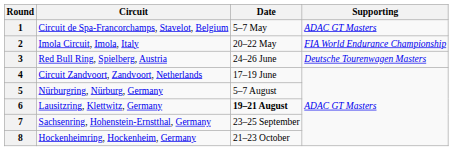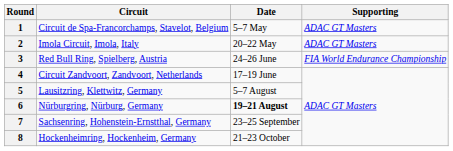(375, 43) FIA World Endurance Championship -> (340, 43) ADAC GT Masters
(365, 59) Deutsche Tourenwagen Masters -> (375, 59) FIA World Endurance Championship
(101, 90) Nürburgring, Nürburg, Germany -> (100, 90) Lausitzring, Klettwitz, Germany
(100, 106) Lausitzring, Klettwitz, Germany -> (101, 106) Nürburgring, Nürburg, Germany
